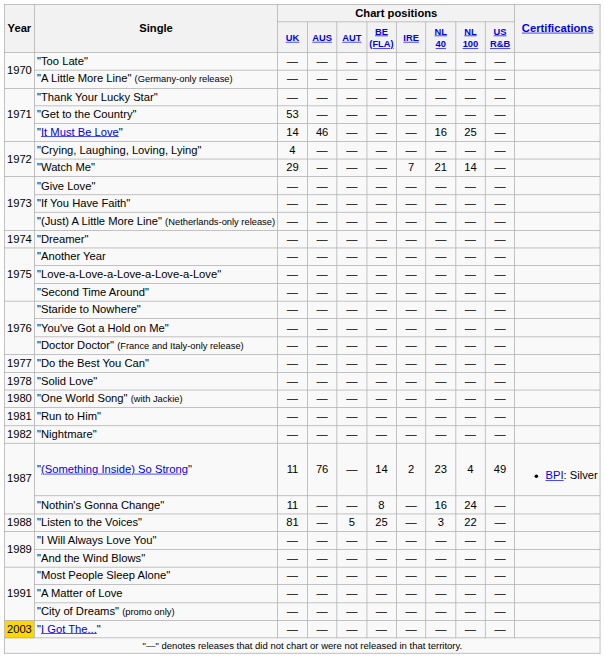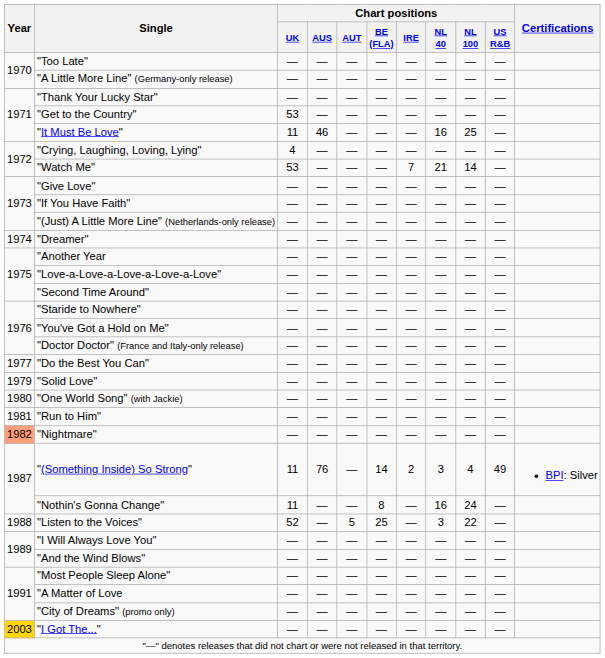(292, 132) 14 -> (292, 132) 11
(292, 168) 29 -> (292, 168) 53
(19, 381) 1978 -> (19, 381) 1979
(19, 434) no background -> (19, 434) lightsalmon background
(441, 469) 23 -> (441, 469) 3
(292, 522) 81 -> (292, 522) 52
